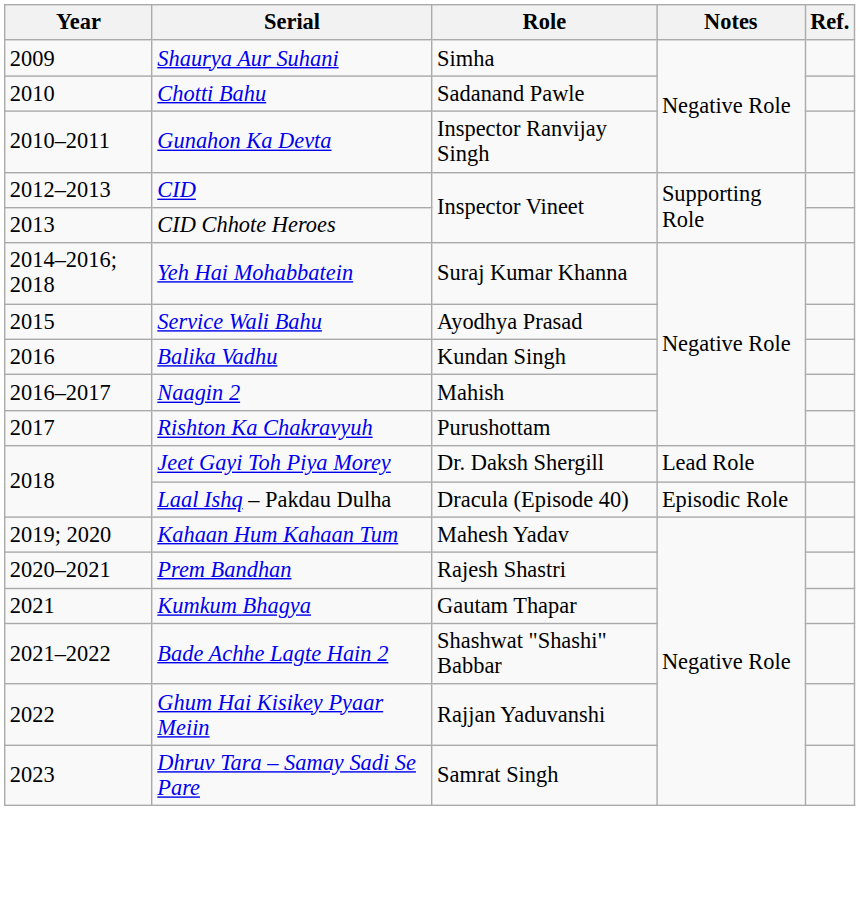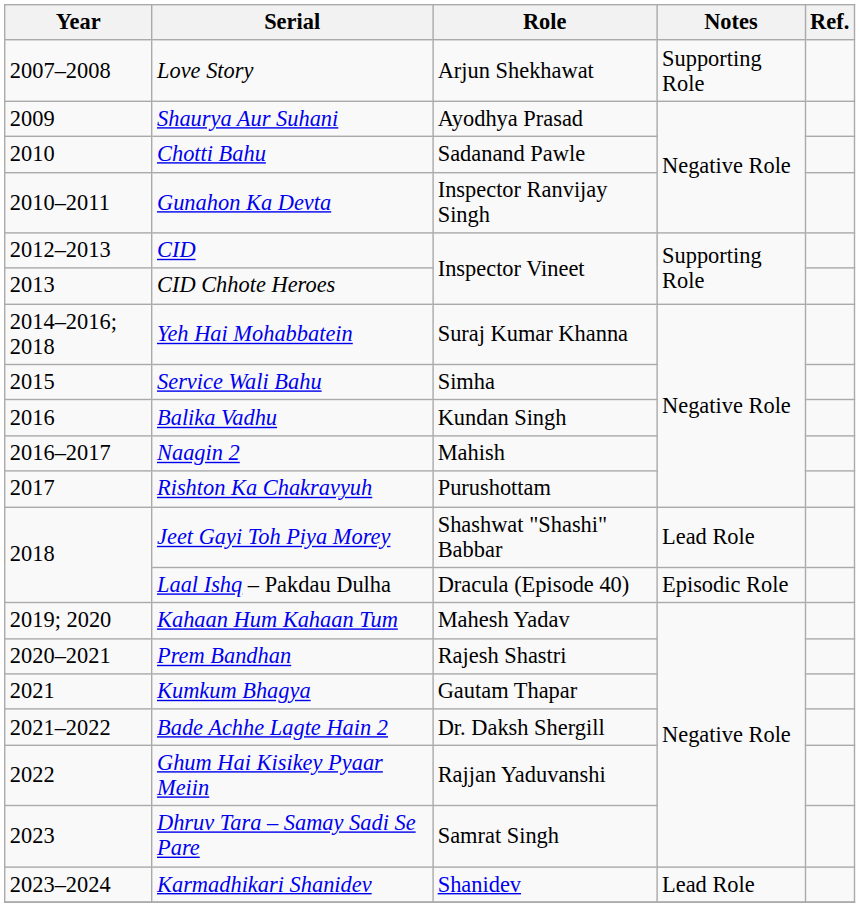+ row: (205, 70)
(466, 57) Simha -> (510, 118) Ayodhya Prasad
(510, 321) Ayodhya Prasad -> (466, 382) Simha
(521, 463) Dr. Daksh Shergill -> (522, 536) Shashwat "Shashi" Babbar
(522, 653) Shashwat "Shashi" Babbar -> (521, 726) Dr. Daksh Shergill
+ row: (264, 883)
